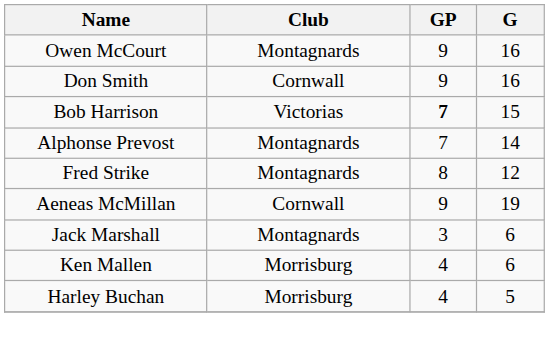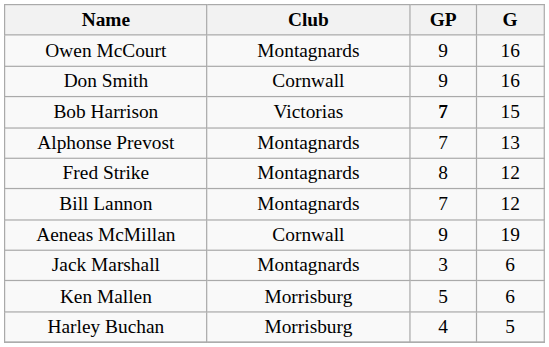(510, 142) 14 -> (510, 142) 13
+ row: (106, 204)
(443, 265) 4 -> (443, 296) 5
